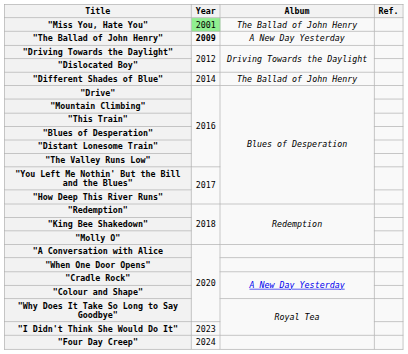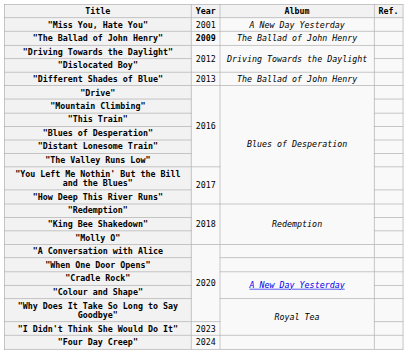(206, 25) lightgreen background -> (206, 25) no background
(297, 25) The Ballad of John Henry -> (297, 25) A New Day Yesterday
(297, 38) A New Day Yesterday -> (297, 38) The Ballad of John Henry
(206, 79) 2014 -> (206, 79) 2013
